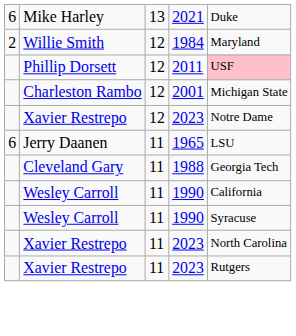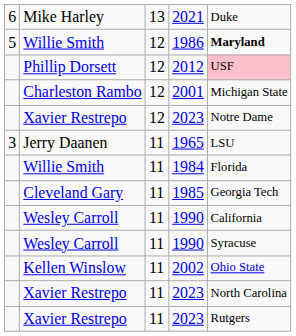(12, 42) 2 -> (12, 42) 5
(188, 42) 1984 -> (188, 42) 1986
(235, 42) normal -> (238, 42) bold
(188, 67) 2011 -> (188, 67) 2012
(12, 142) 6 -> (12, 142) 3
+ row: (64, 167)
(188, 167) 1988 -> (188, 192) 1985
+ row: (75, 268)
